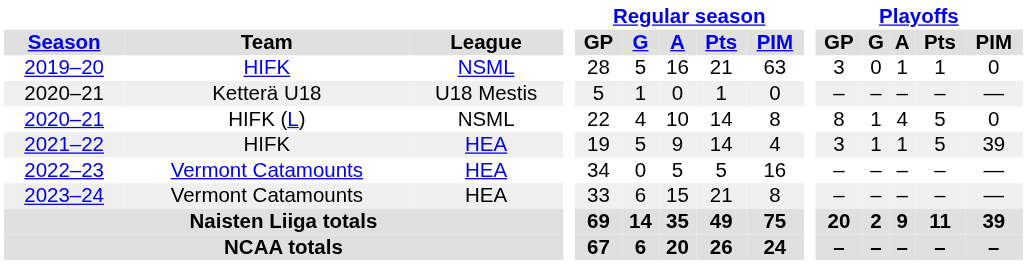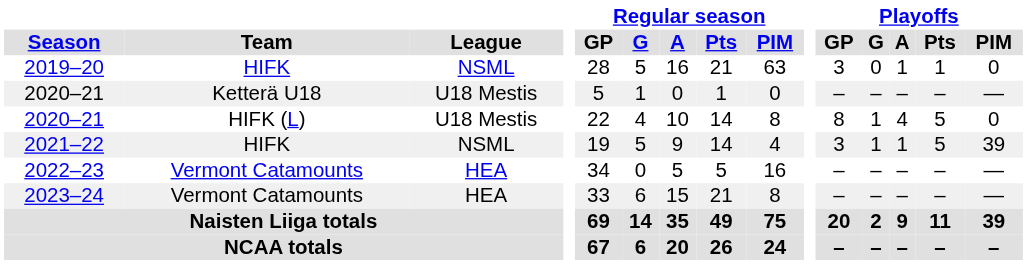(486, 119) NSML -> (486, 119) U18 Mestis
(486, 144) HEA -> (486, 144) NSML
